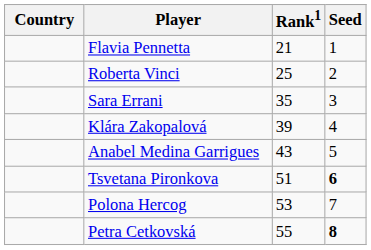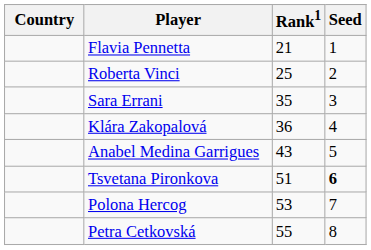(284, 126) 39 -> (284, 126) 36
(333, 231) bold -> (333, 231) normal
